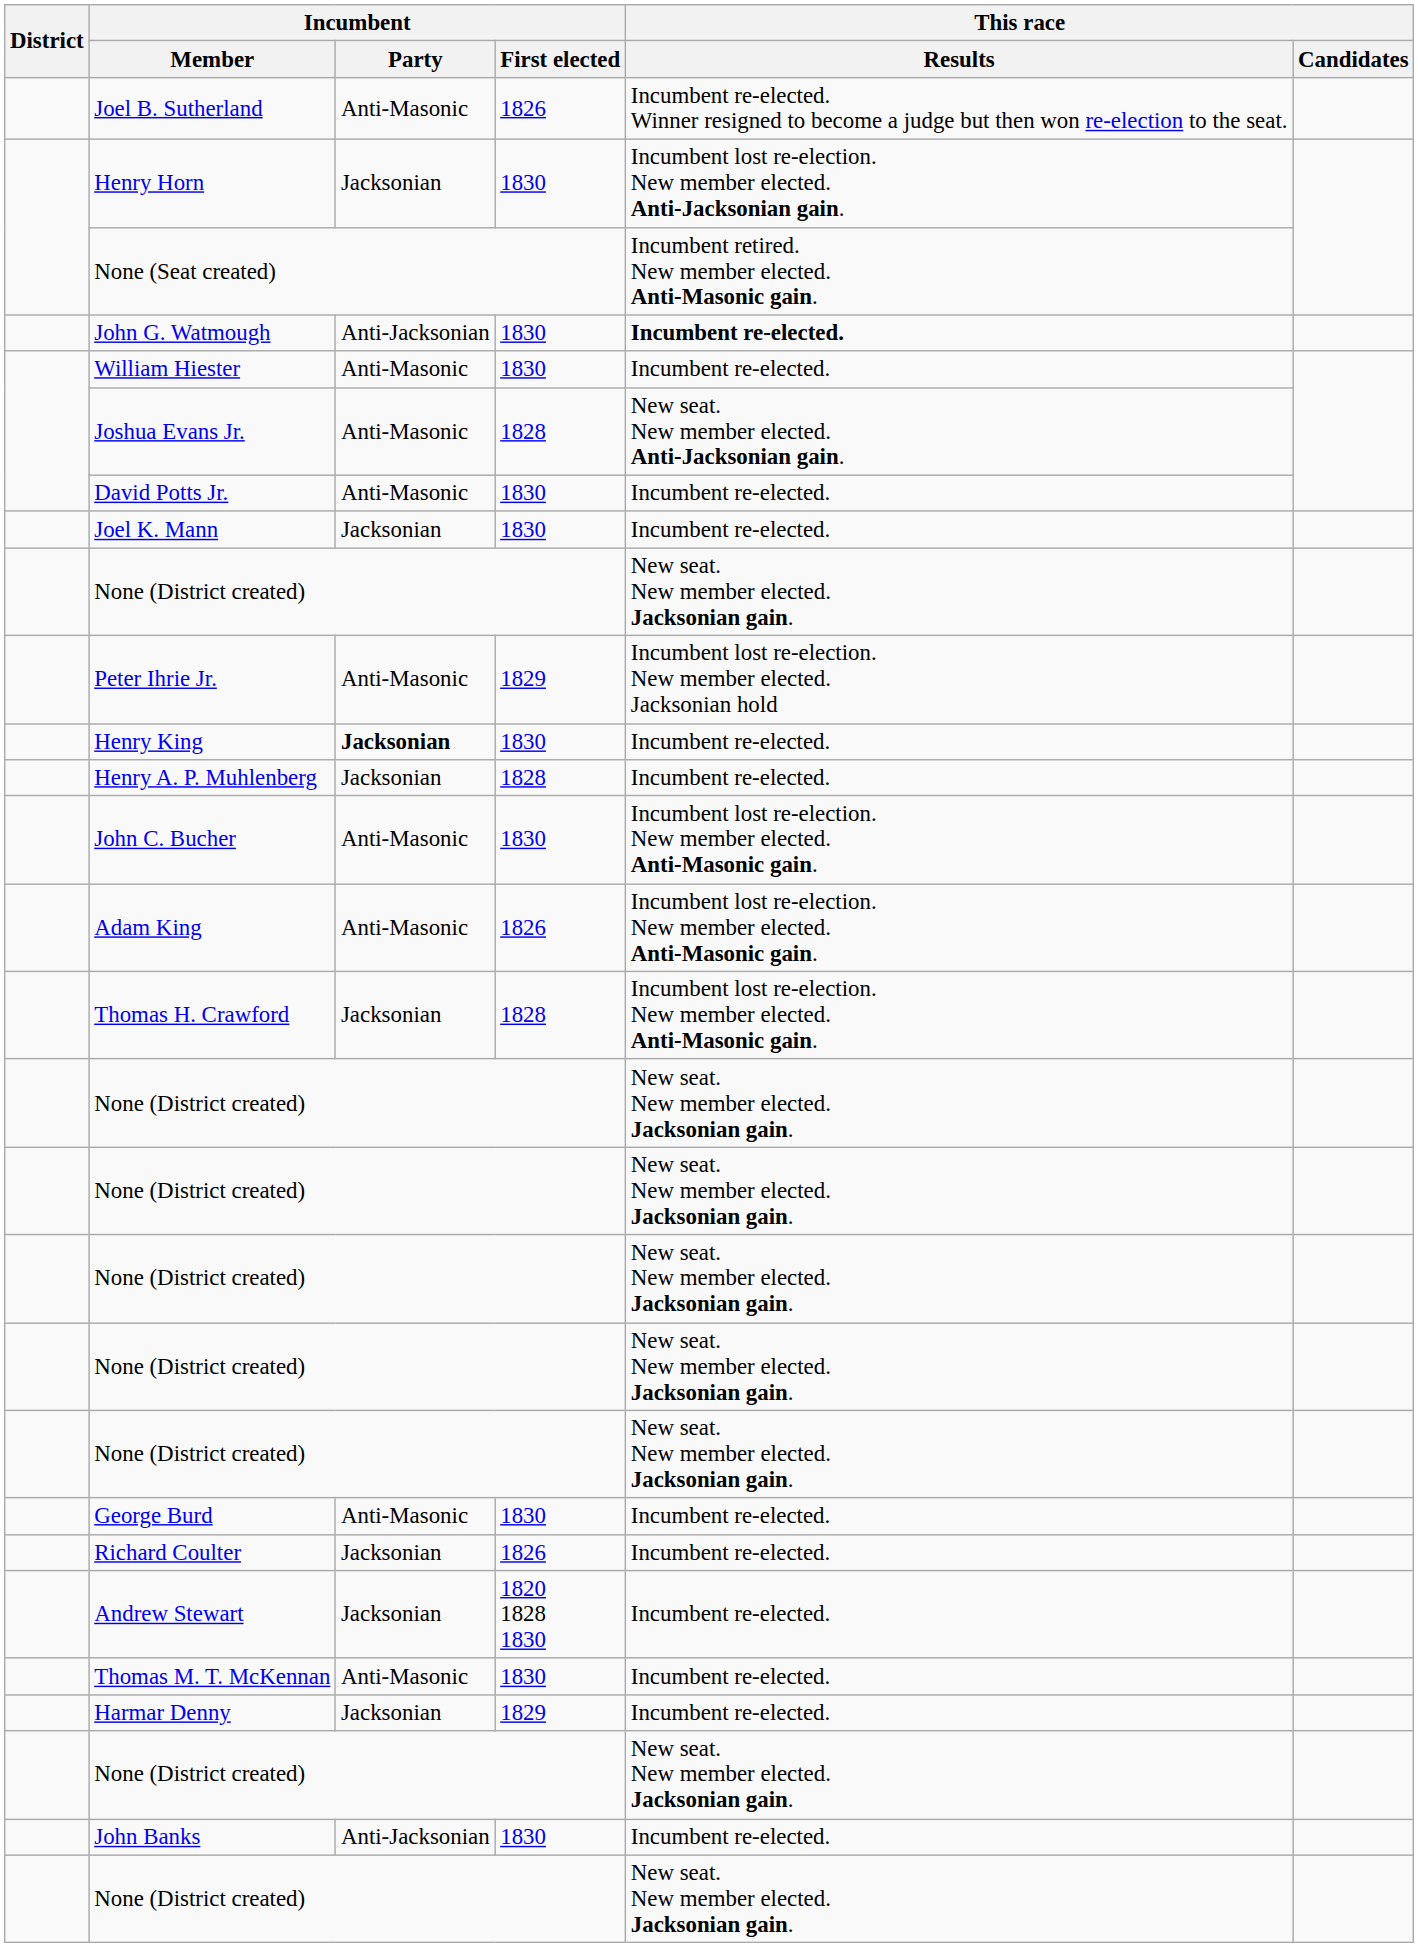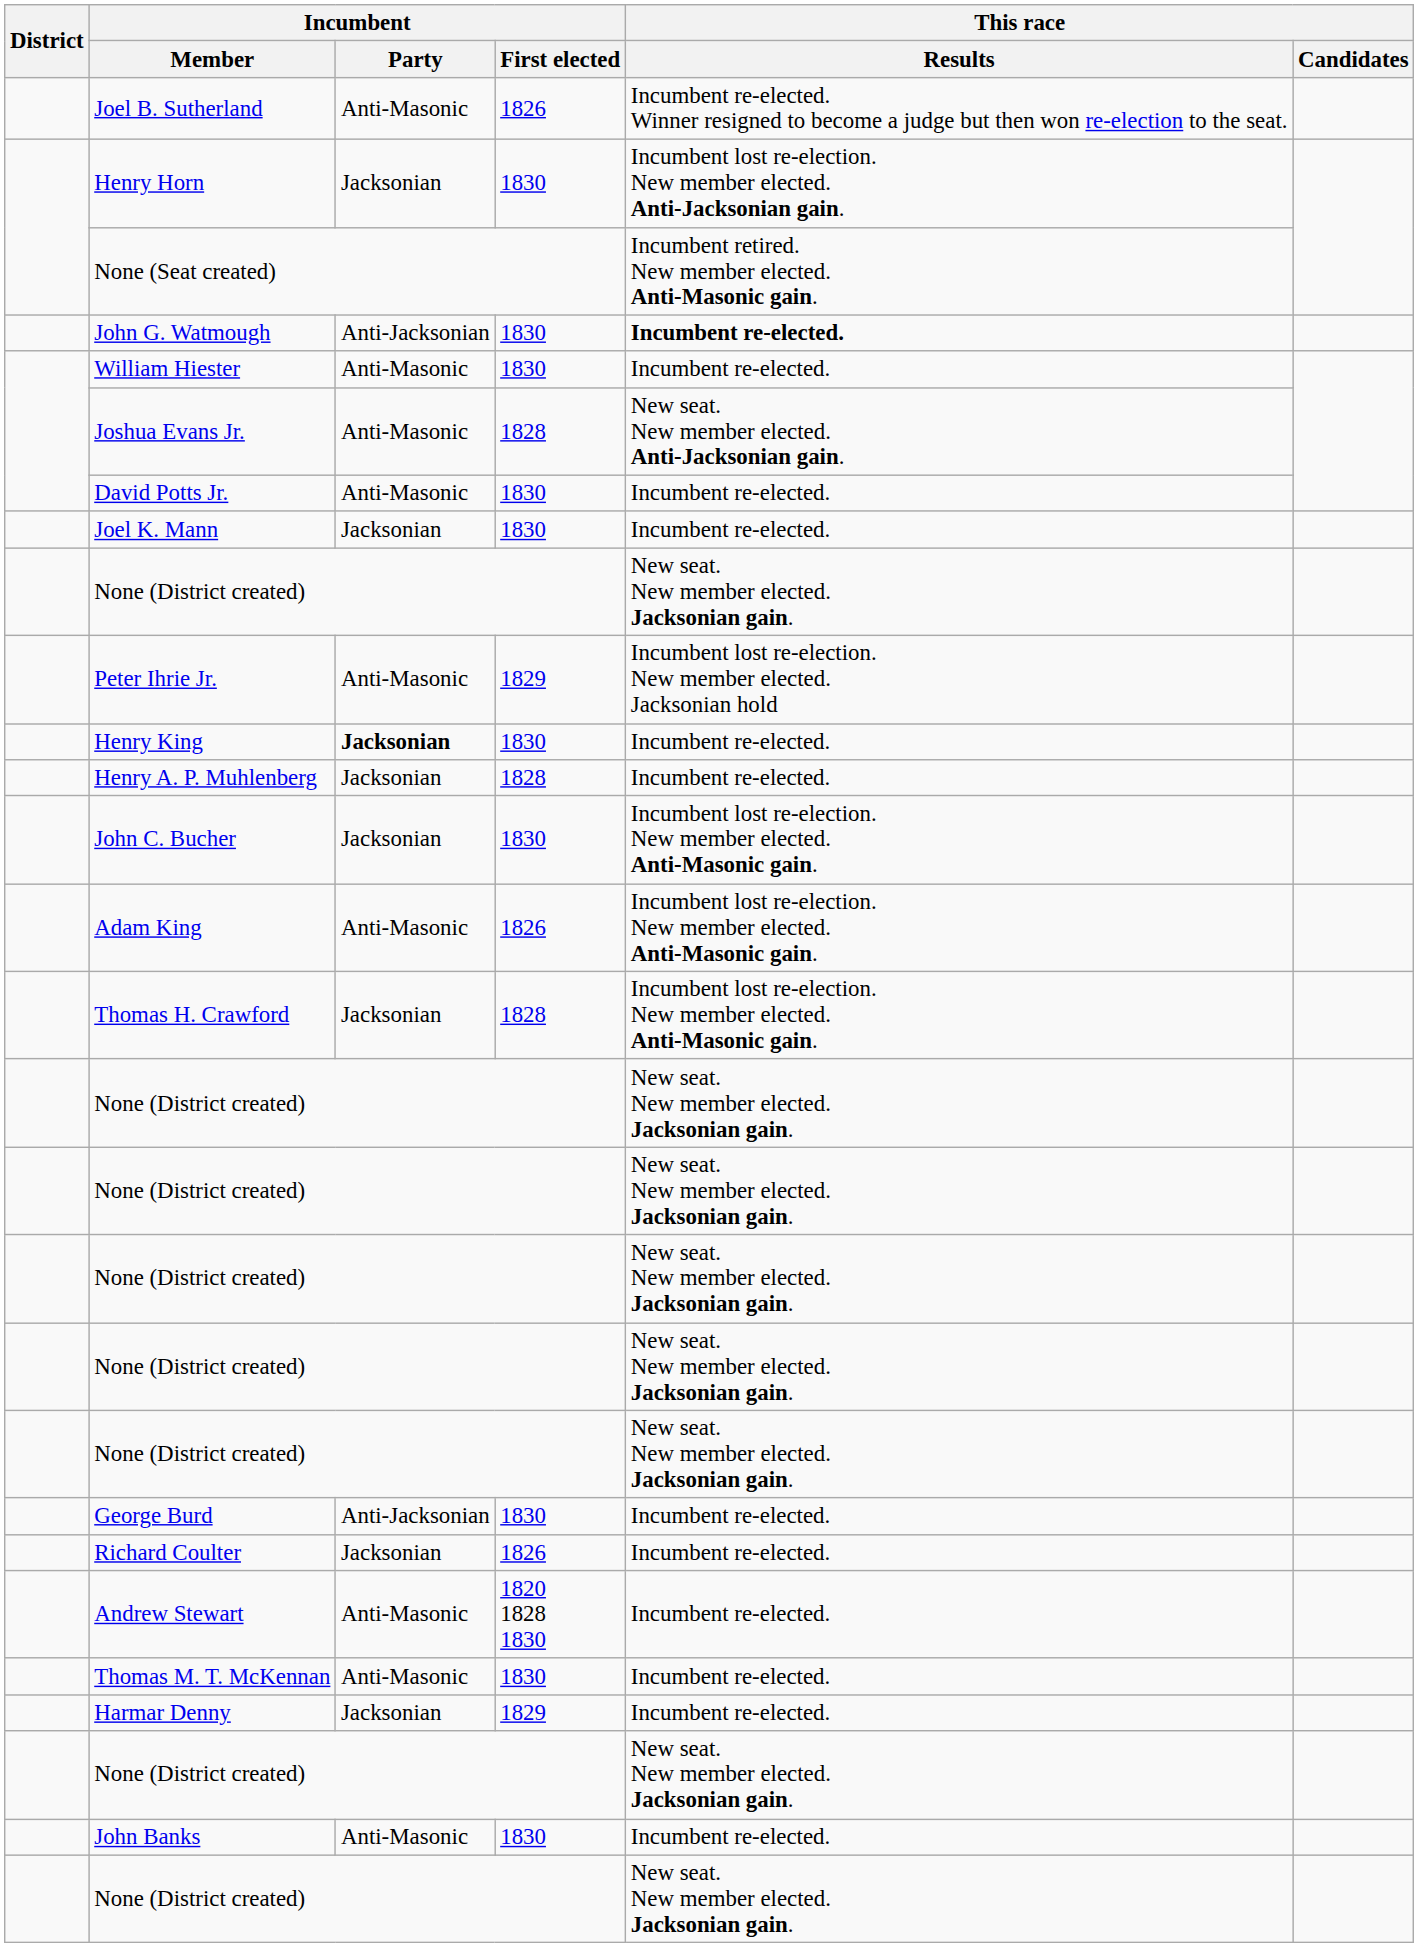(404, 839) Anti-Masonic -> (391, 839) Jacksonian
(404, 1515) Anti-Masonic -> (415, 1515) Anti-Jacksonian
(391, 1614) Jacksonian -> (404, 1614) Anti-Masonic
(415, 1836) Anti-Jacksonian -> (404, 1836) Anti-Masonic
